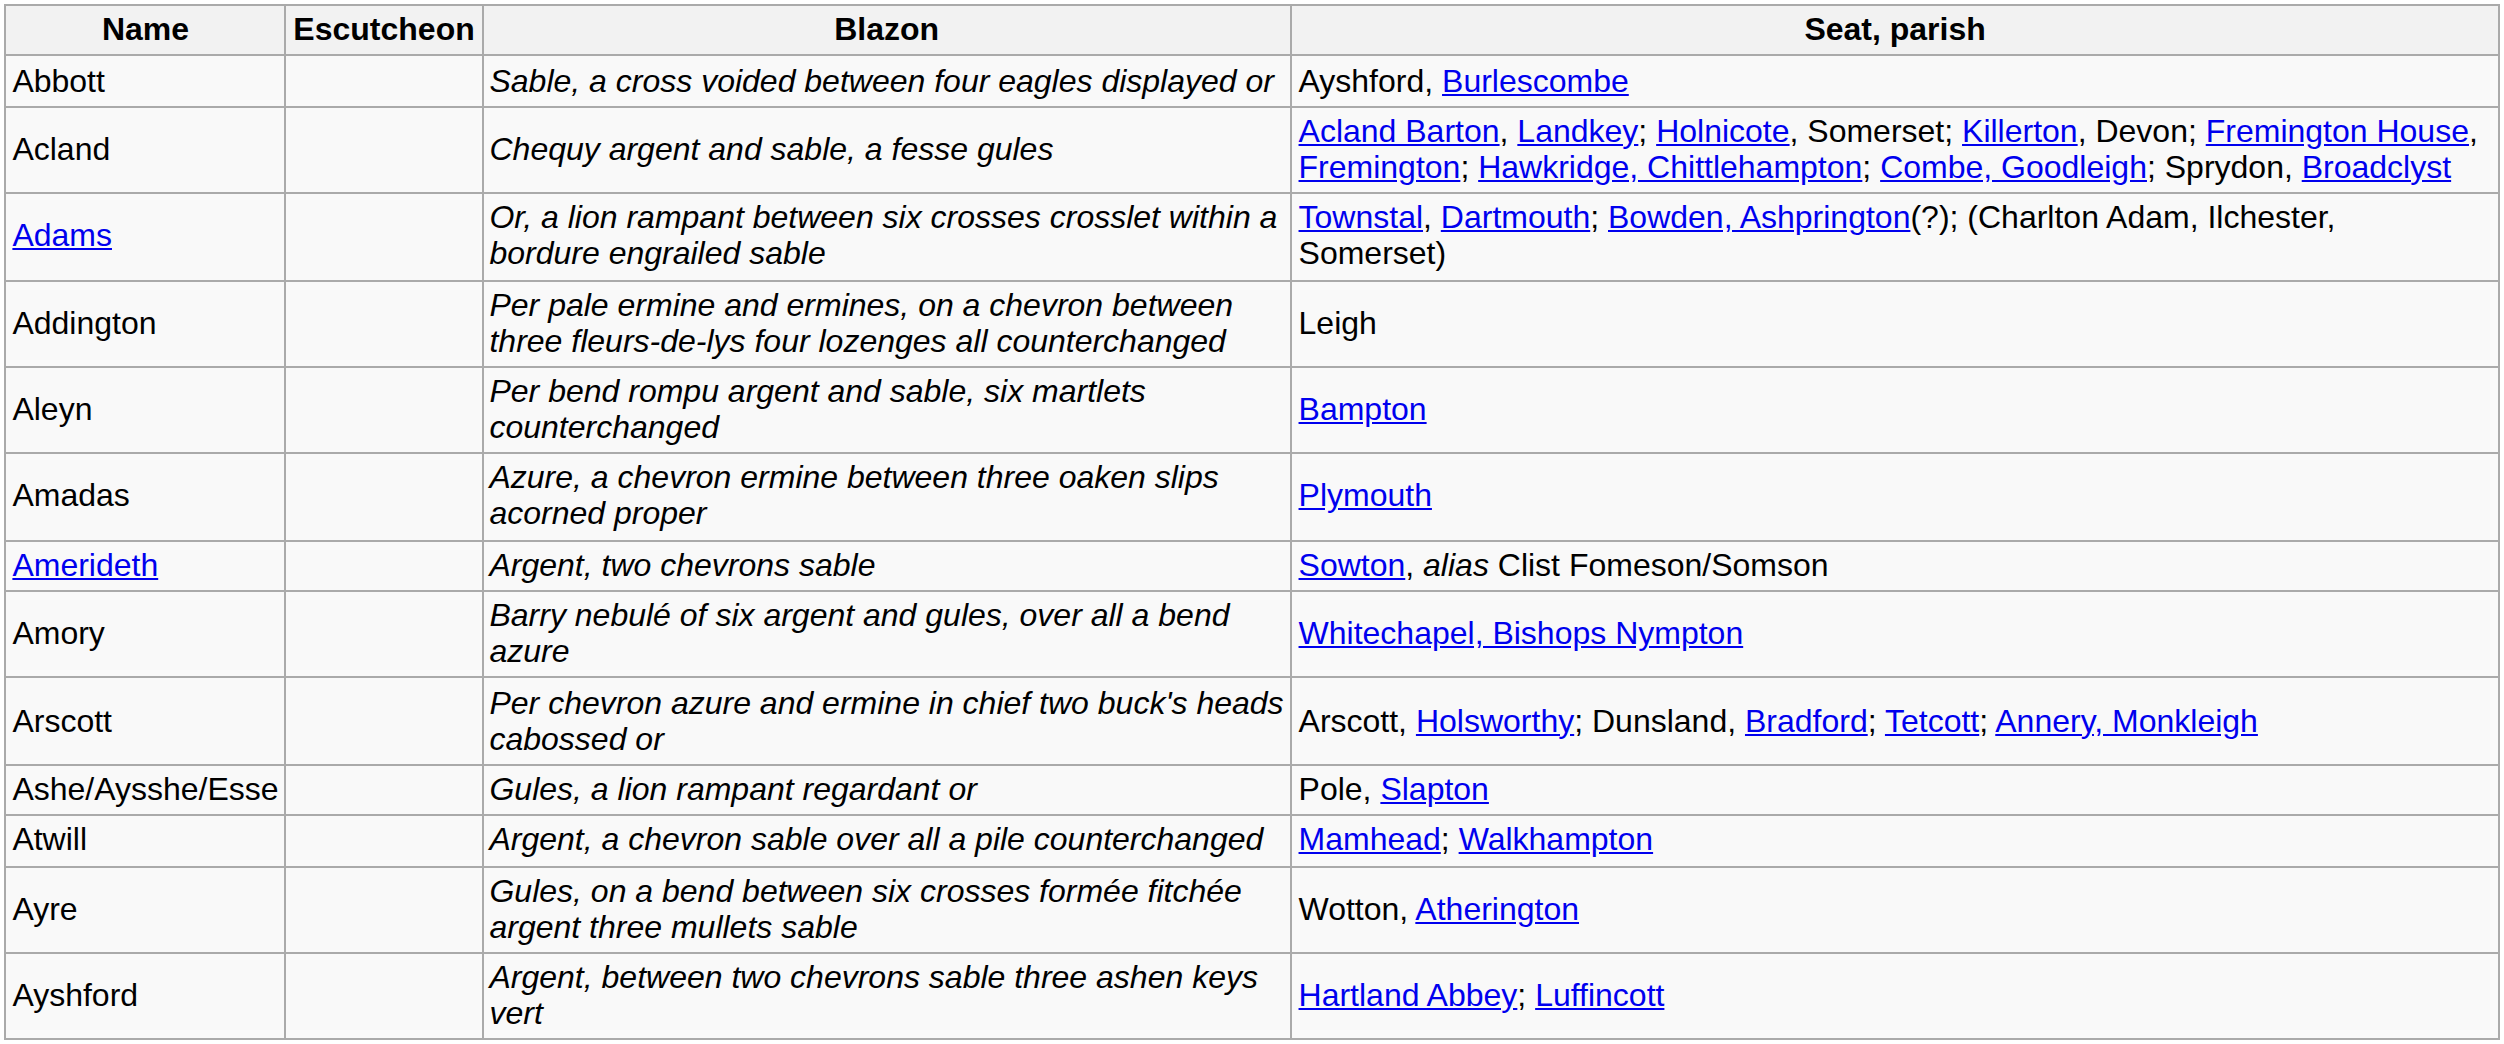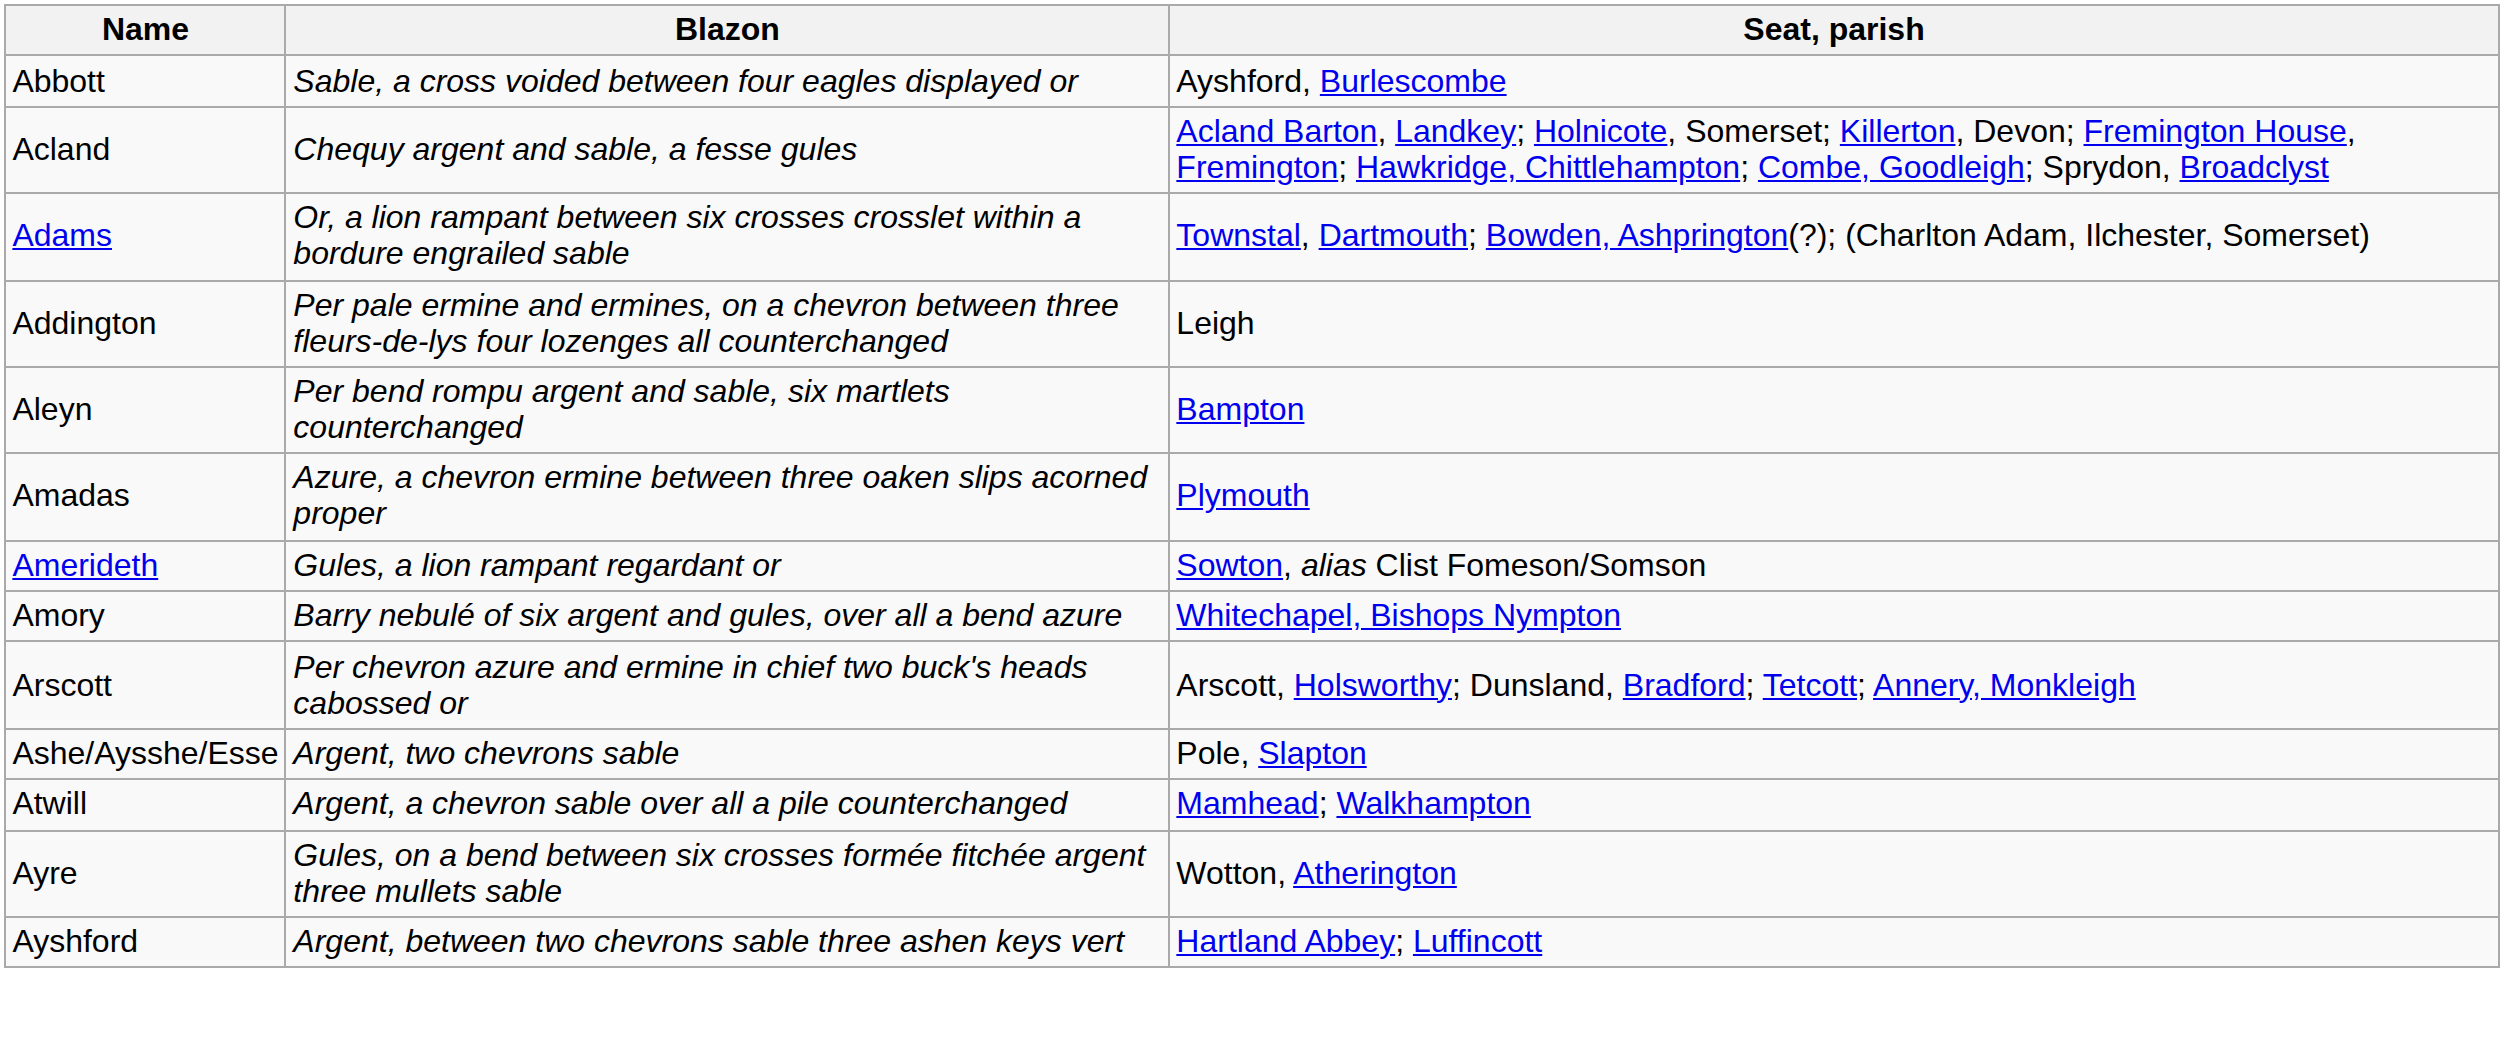- column: (384, 29)
(682, 565) Argent, two chevrons sable -> (537, 565) Gules, a lion rampant regardant or
(733, 789) Gules, a lion rampant regardant or -> (486, 753) Argent, two chevrons sable
